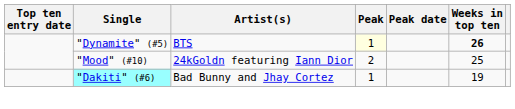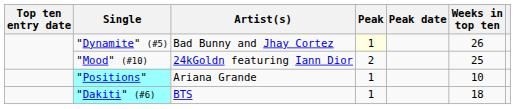(183, 43) BTS -> (254, 43) Bad Bunny and Jhay Cortez
(477, 43) bold -> (477, 43) normal
+ row: (112, 78)
(254, 78) Bad Bunny and Jhay Cortez -> (183, 95) BTS
(477, 78) 19 -> (477, 95) 18
